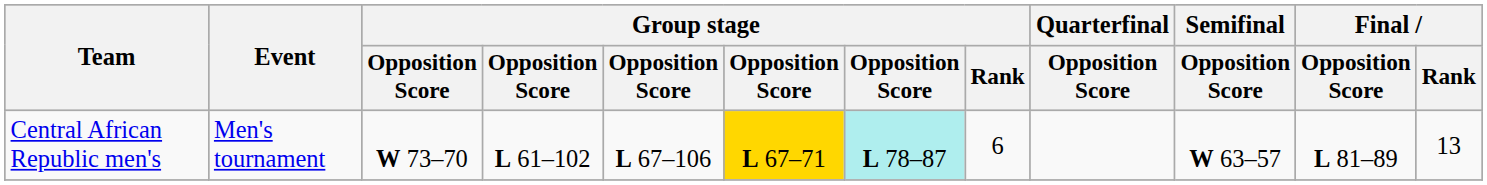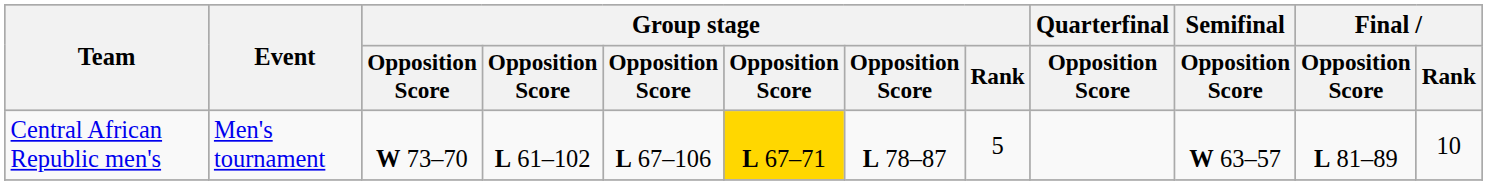(905, 159) paleturquoise background -> (905, 159) no background
(998, 145) 6 -> (998, 145) 5
(1449, 145) 13 -> (1449, 145) 10
